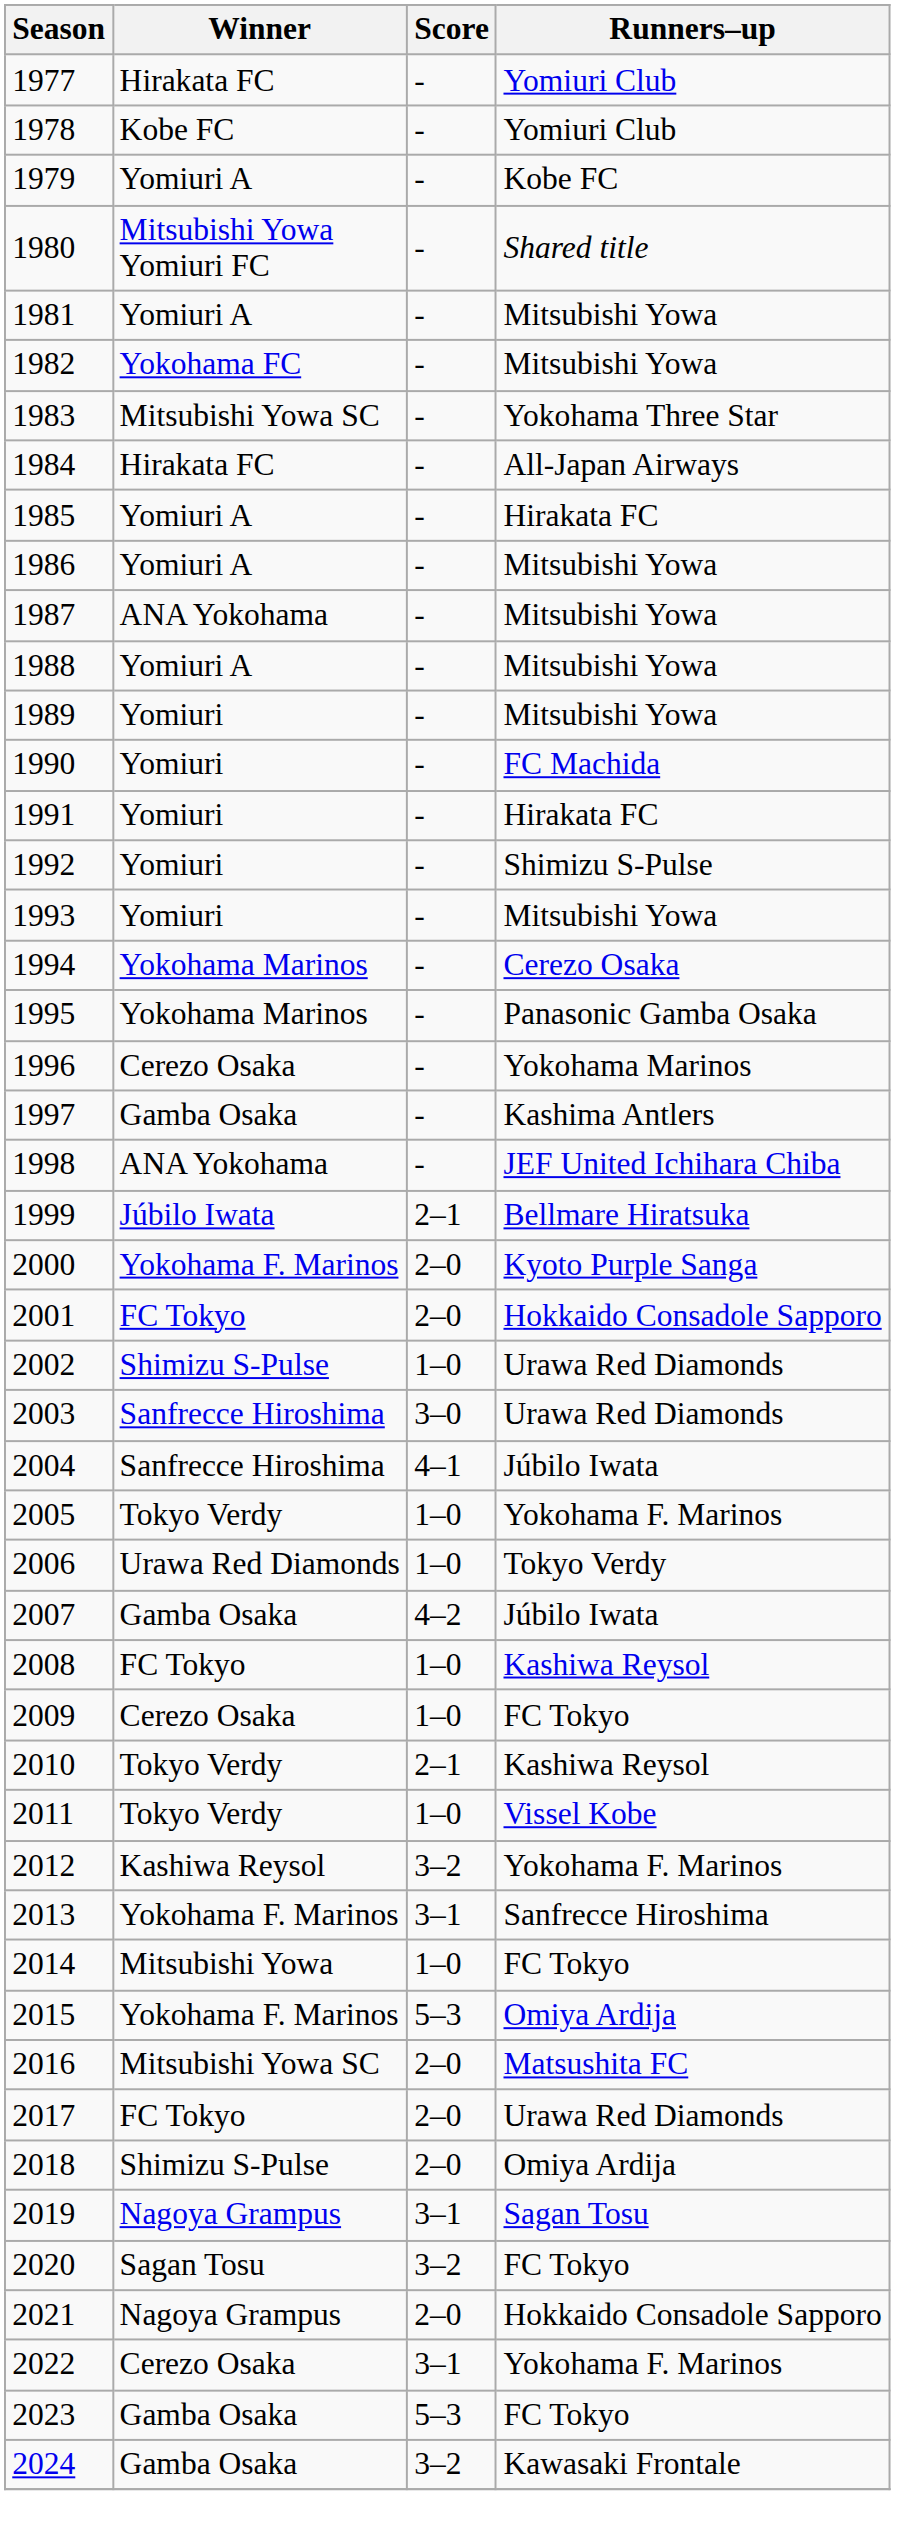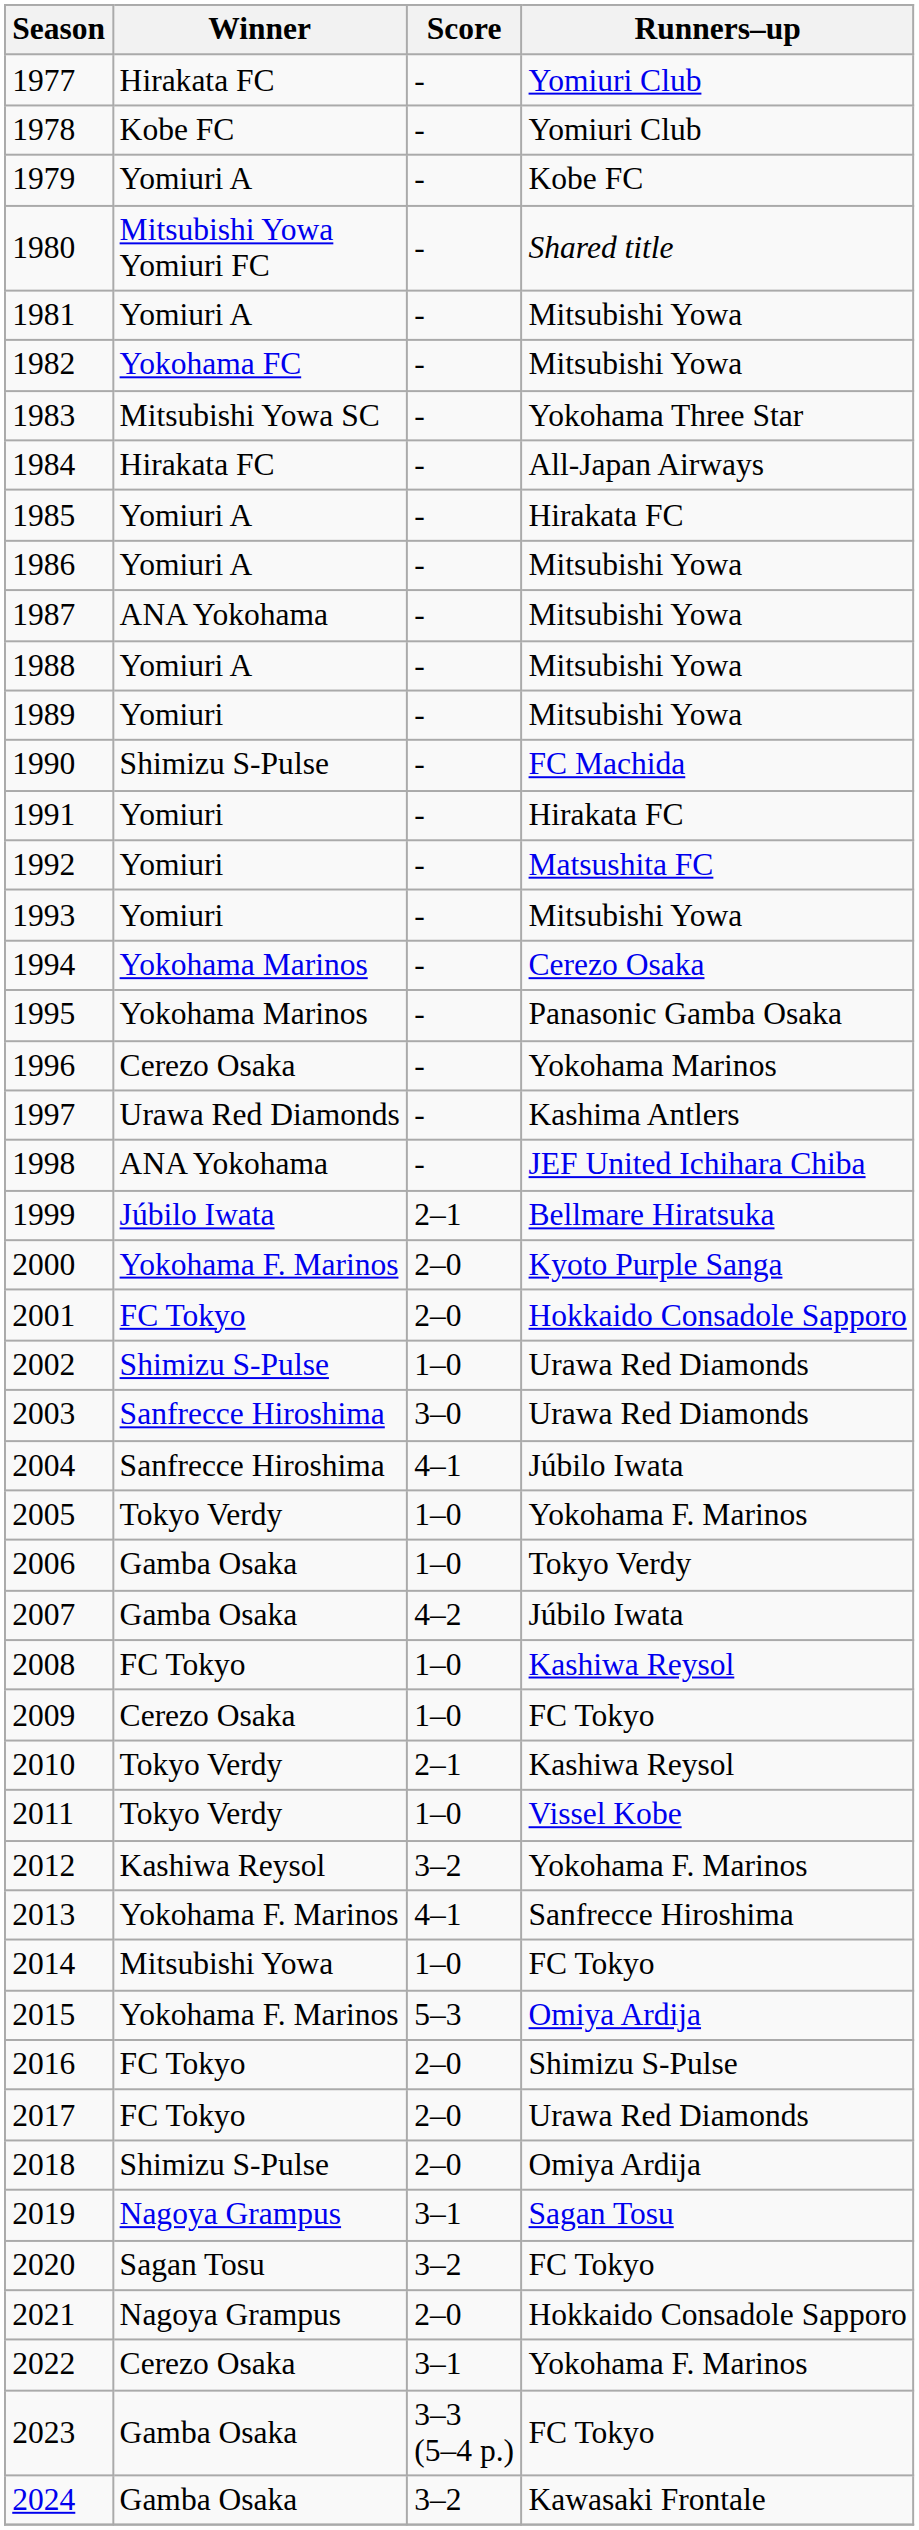(171, 764) Yomiuri -> (224, 764) Shimizu S-Pulse
(608, 864) Shimizu S-Pulse -> (621, 864) Matsushita FC
(208, 1114) Gamba Osaka -> (260, 1114) Urawa Red Diamonds
(260, 1564) Urawa Red Diamonds -> (208, 1564) Gamba Osaka
(438, 1914) 3–1 -> (438, 1914) 4–1
(250, 2064) Mitsubishi Yowa SC -> (183, 2064) FC Tokyo
(596, 2064) Matsushita FC -> (633, 2064) Shimizu S-Pulse
(438, 2414) 5–3 -> (464, 2432) 3–3 (5–4 p.)
